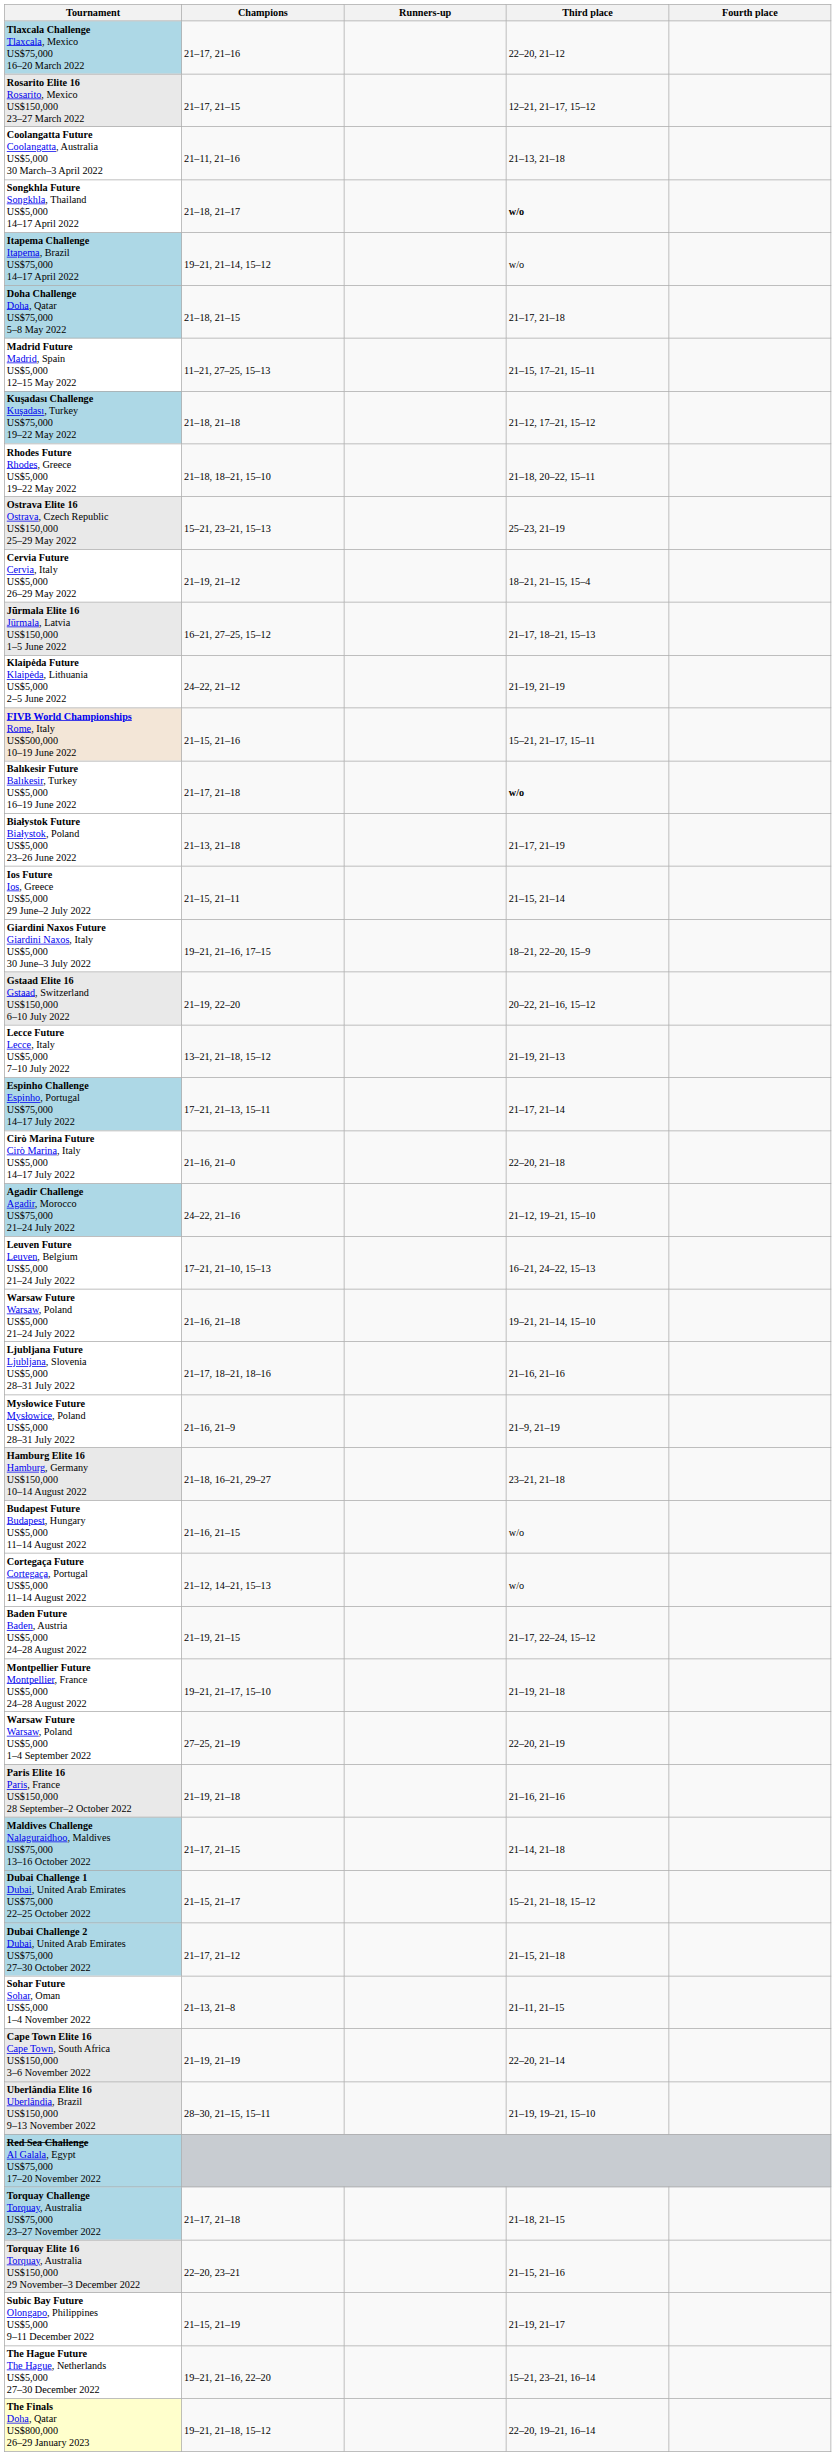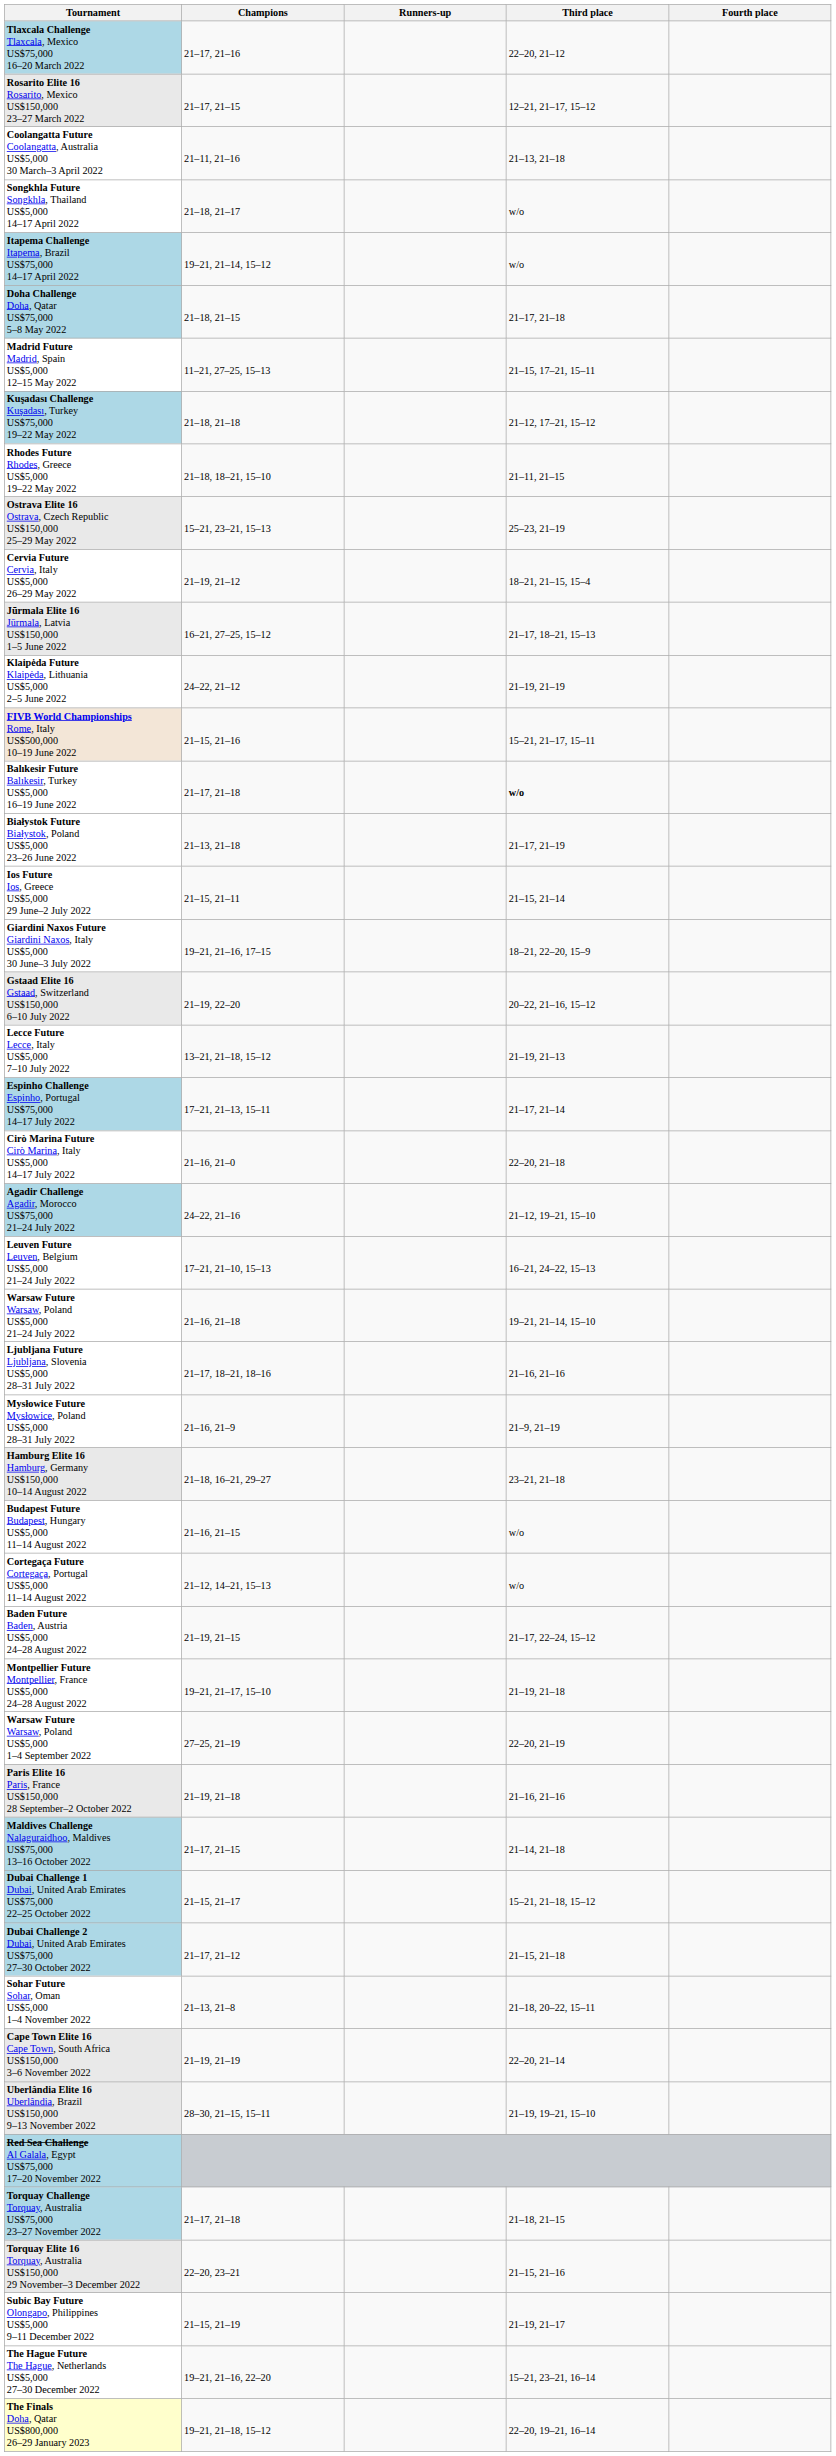(516, 211) bold -> (516, 211) normal
(552, 475) 21–18, 20–22, 15–11 -> (537, 475) 21–11, 21–15
(537, 2007) 21–11, 21–15 -> (552, 2007) 21–18, 20–22, 15–11
